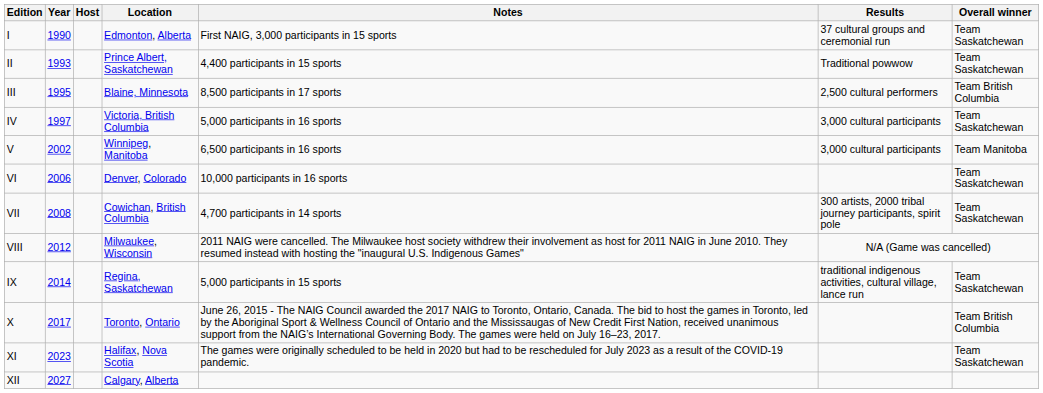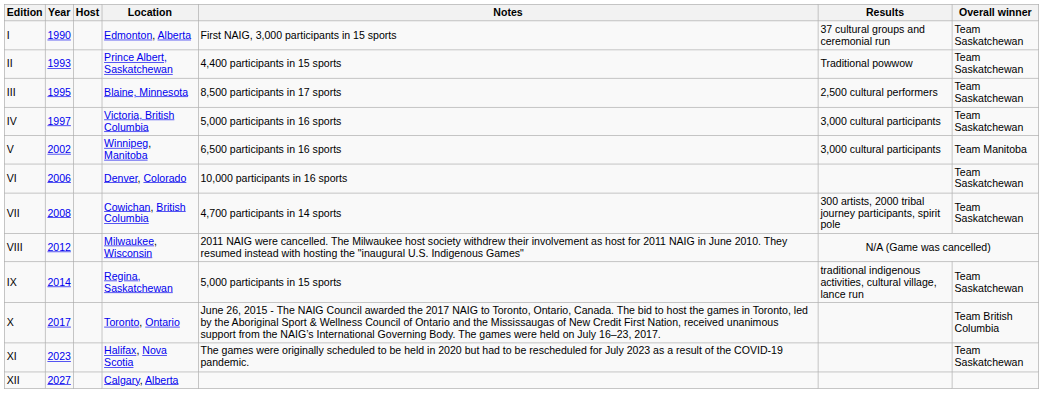(984, 92) Team British Columbia -> (989, 92) Team Saskatchewan
